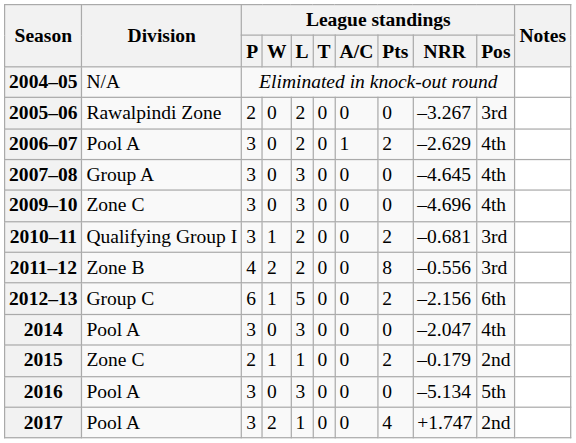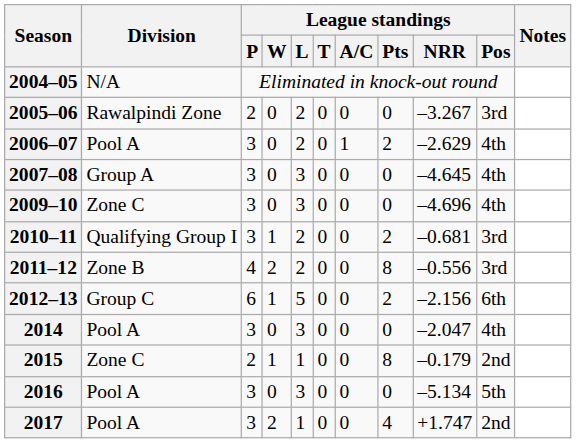(387, 360) 2 -> (387, 360) 8
